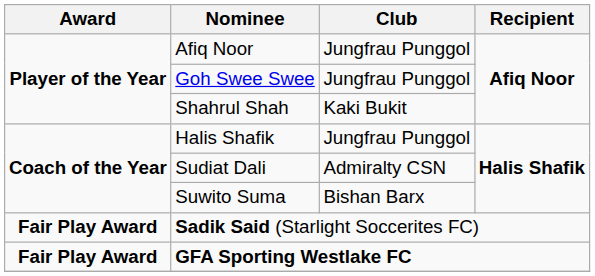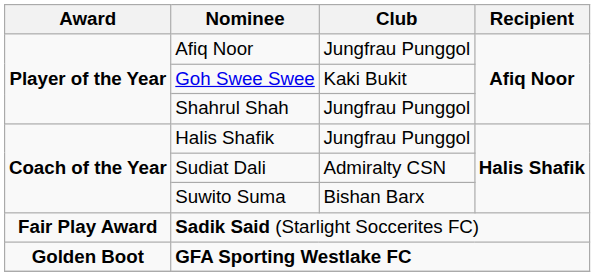(397, 78) Jungfrau Punggol -> (365, 78) Kaki Bukit
(365, 108) Kaki Bukit -> (397, 108) Jungfrau Punggol
(88, 256) Fair Play Award -> (88, 256) Golden Boot
